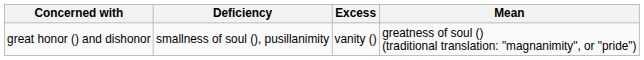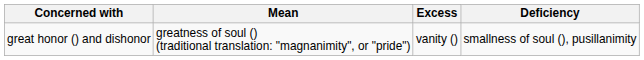columns swapped: (509, 13) <-> (243, 13)
